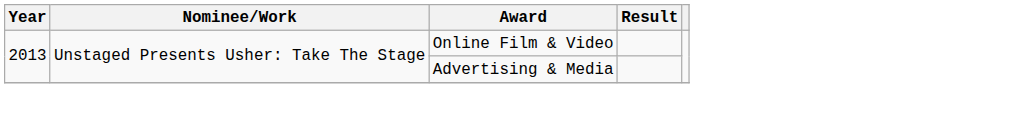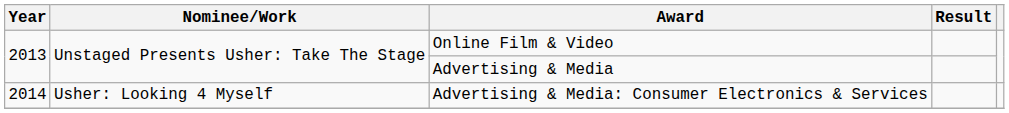+ row: (680, 95)
